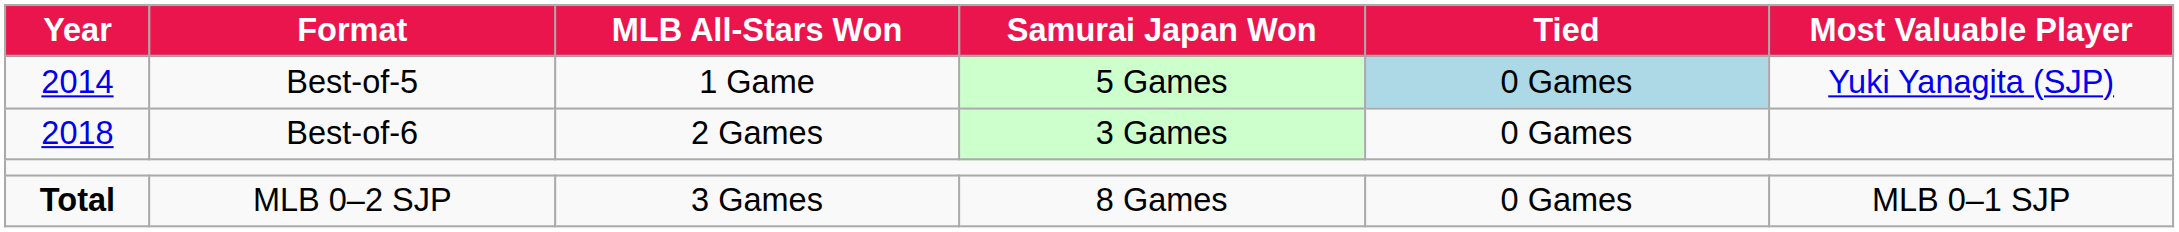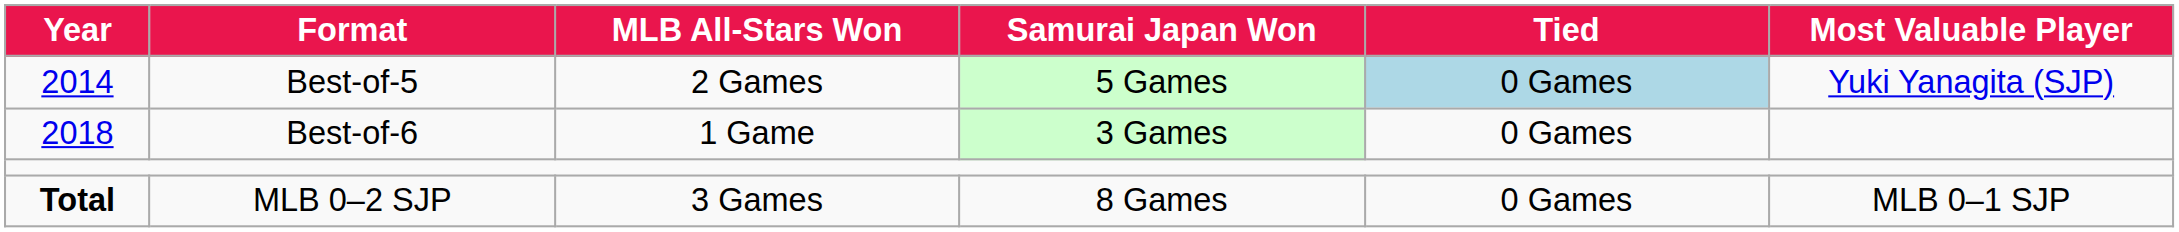(757, 81) 1 Game -> (757, 81) 2 Games
(757, 133) 2 Games -> (757, 133) 1 Game
